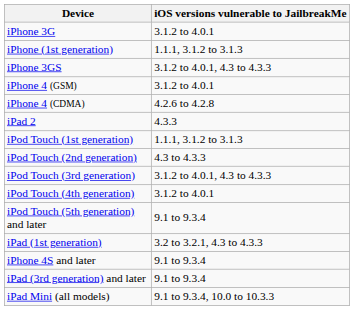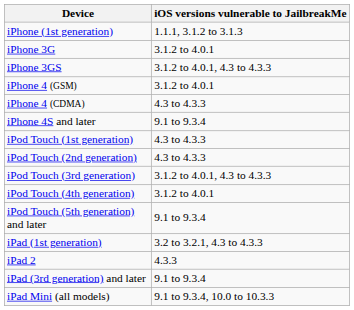rows swapped: (60, 49) <-> (31, 31)
(184, 103) 4.2.6 to 4.2.8 -> (180, 103) 4.3 to 4.3.3
rows swapped: (51, 260) <-> (21, 121)
(198, 139) 1.1.1, 3.1.2 to 3.1.3 -> (180, 139) 4.3 to 4.3.3
